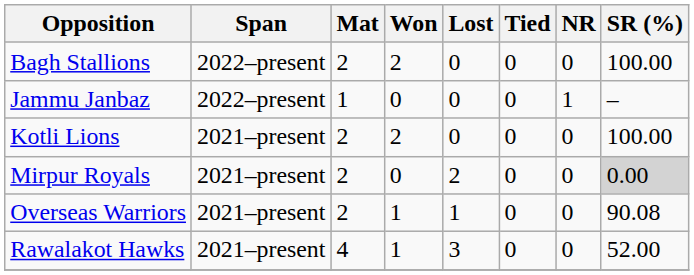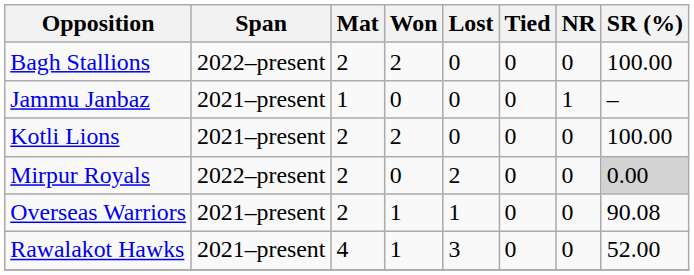(261, 99) 2022–present -> (261, 99) 2021–present
(261, 174) 2021–present -> (261, 174) 2022–present
